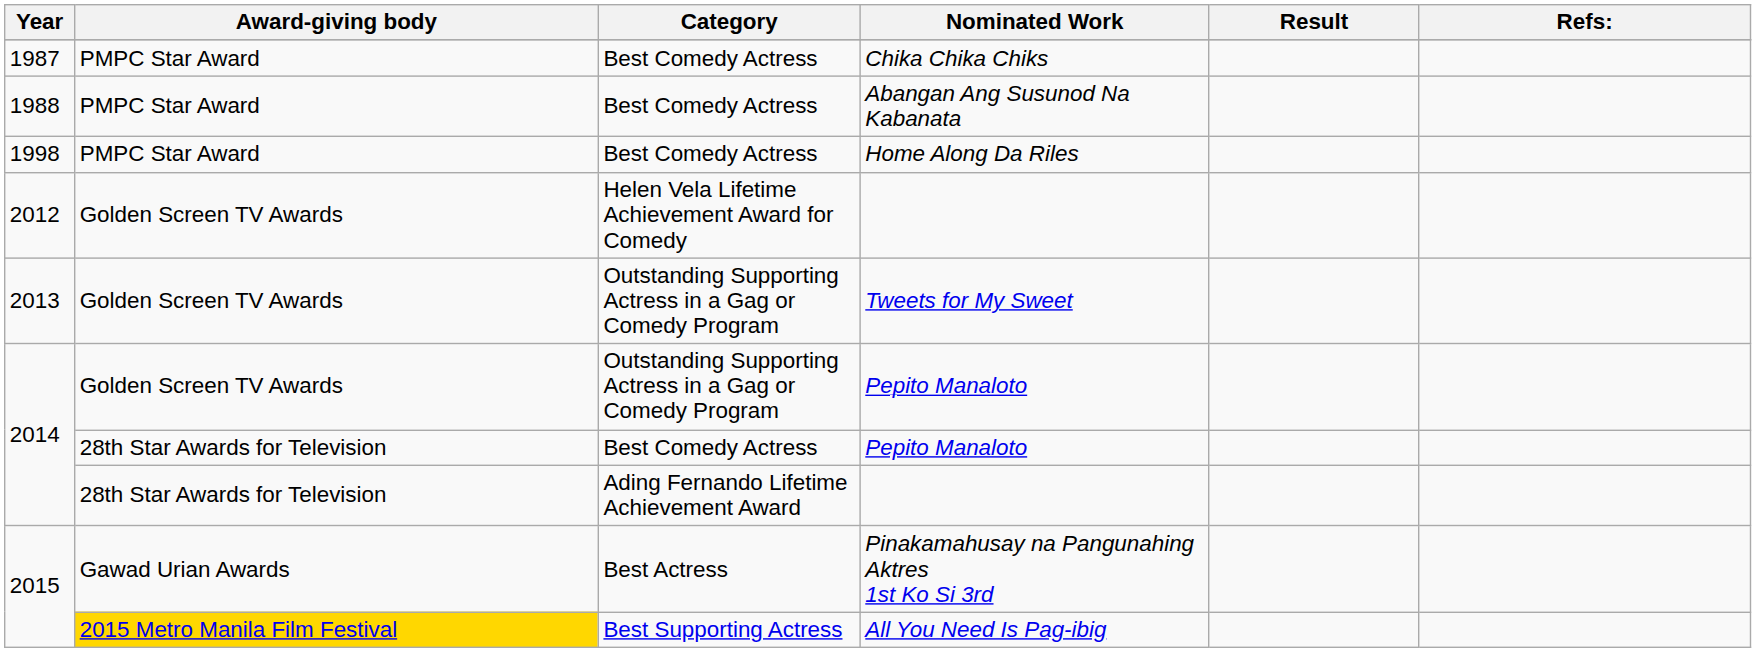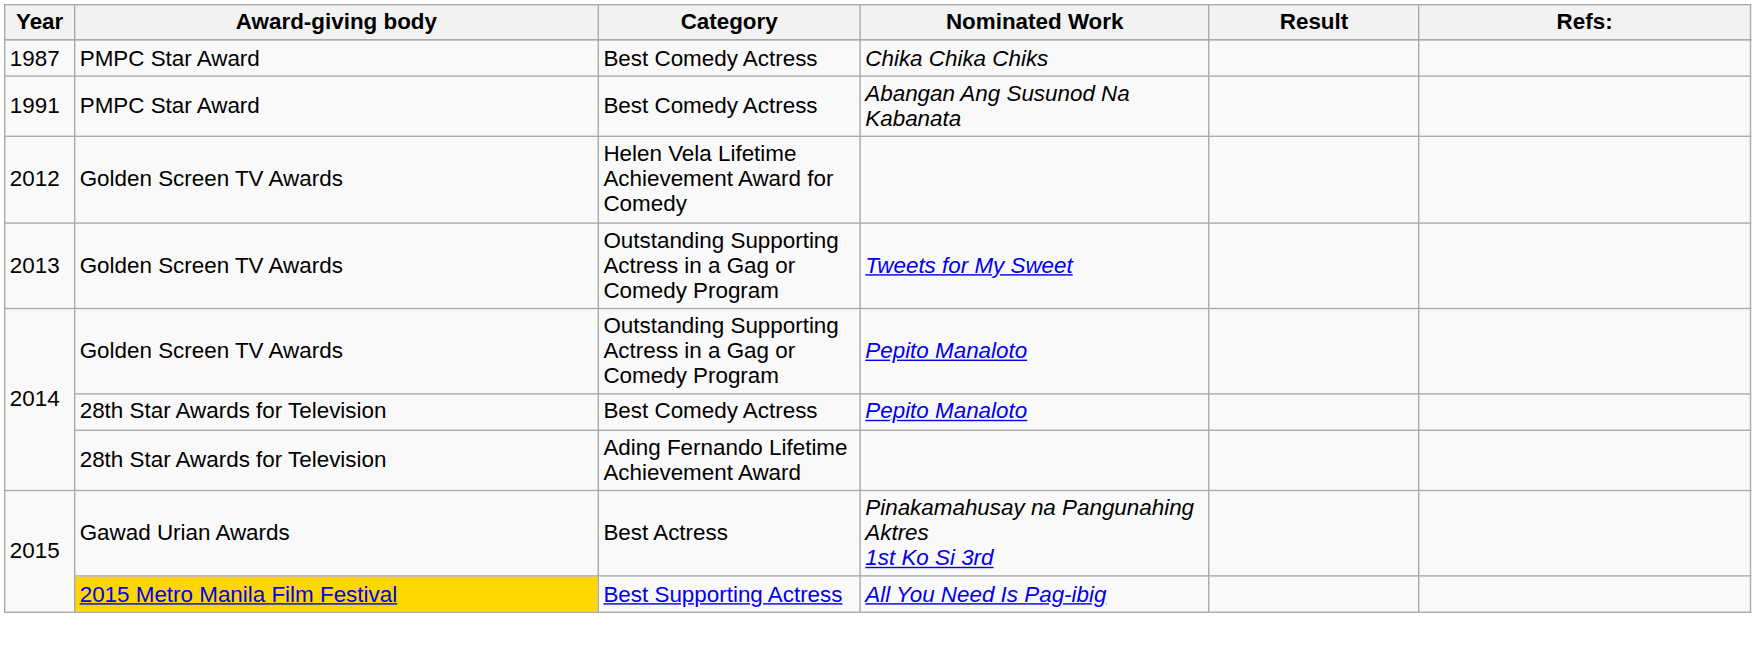(35, 105) 1988 -> (35, 105) 1991
- row: (710, 154)
